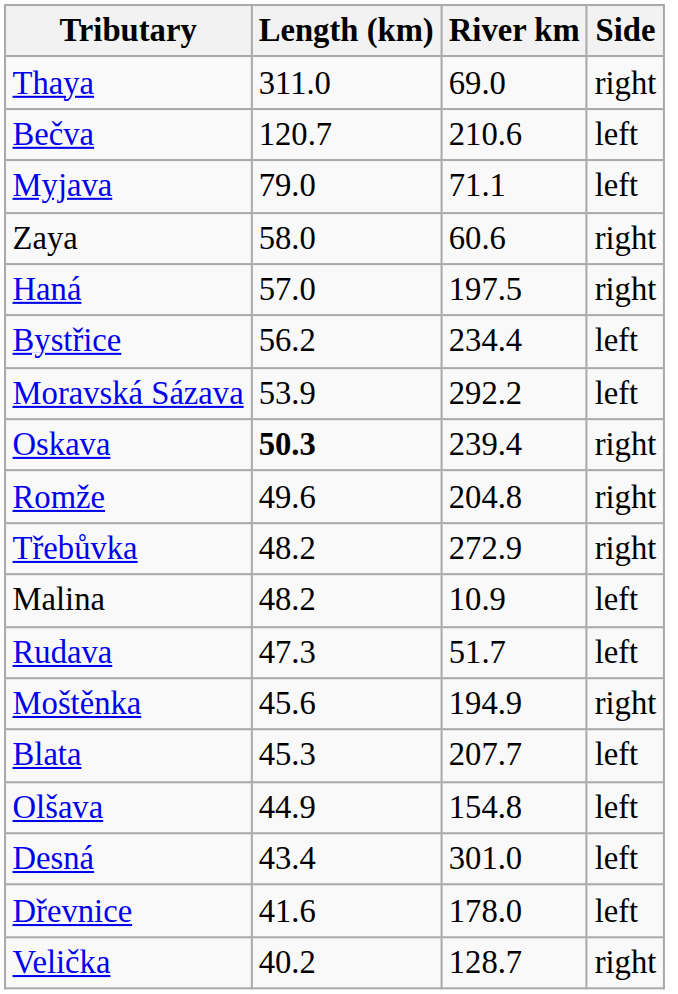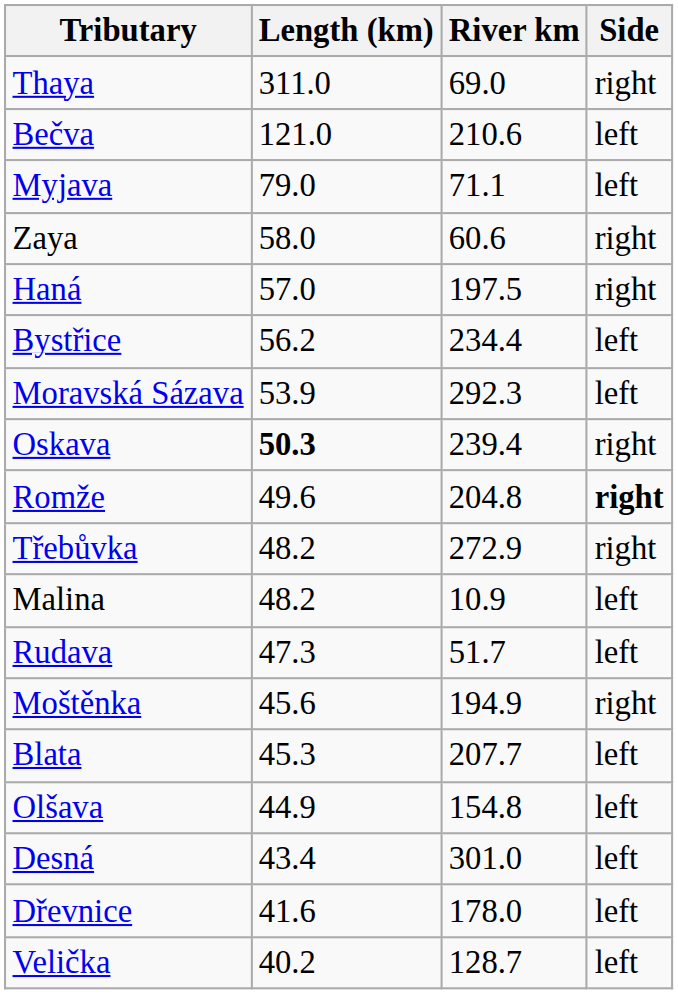(295, 133) 120.7 -> (295, 133) 121.0
(485, 392) 292.2 -> (485, 392) 292.3
(625, 496) normal -> (629, 496) bold
(625, 962) right -> (616, 962) left
